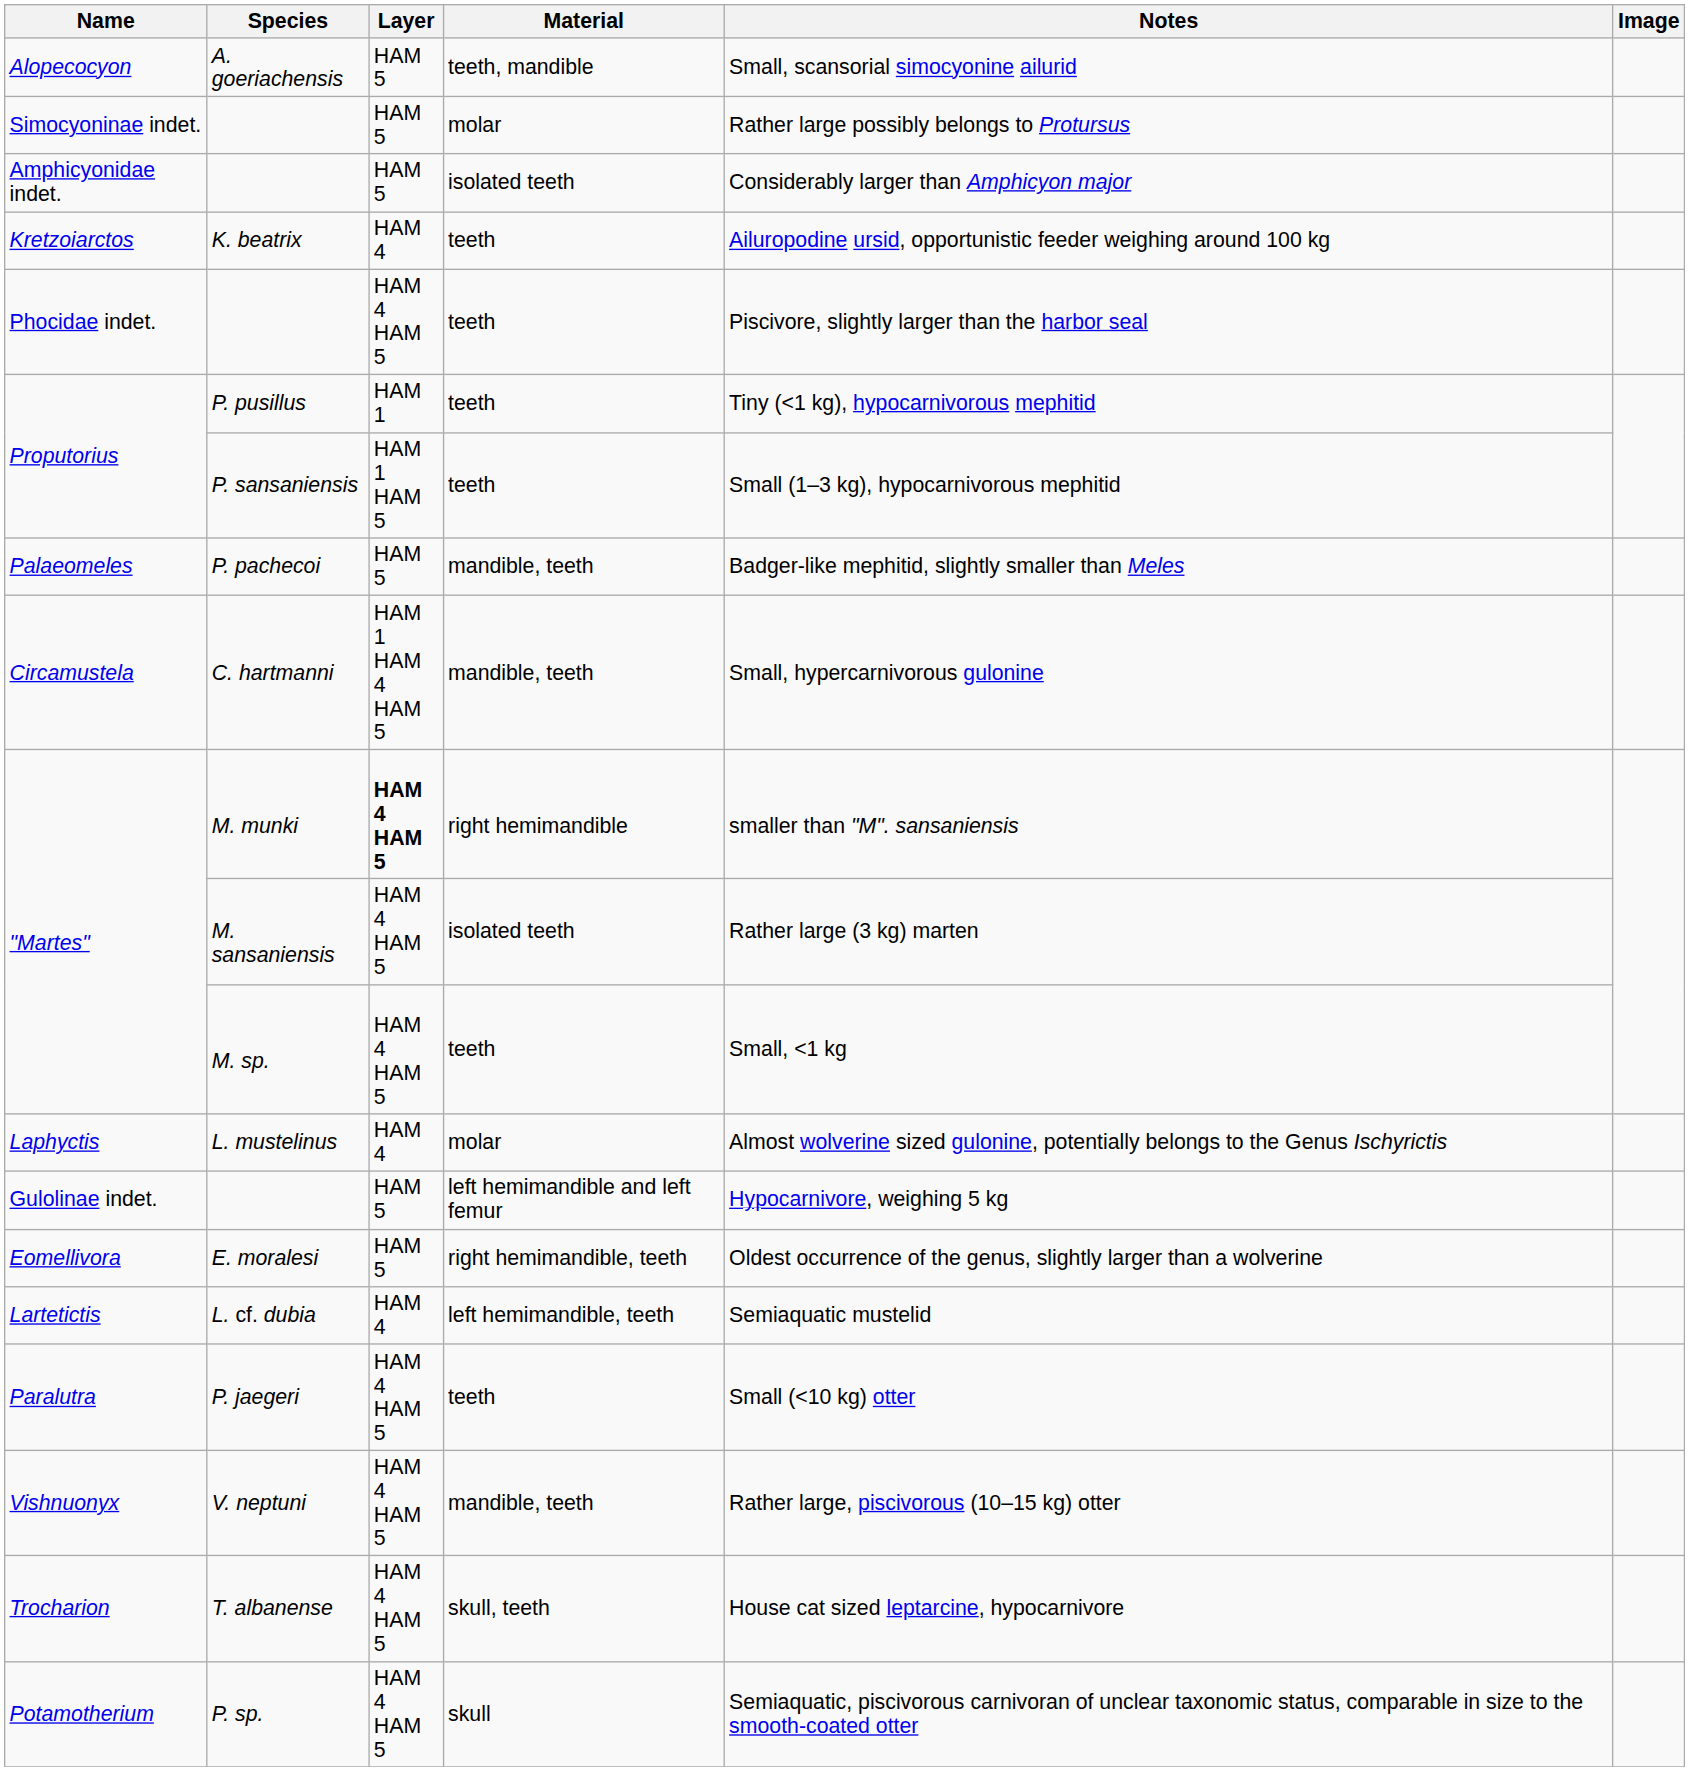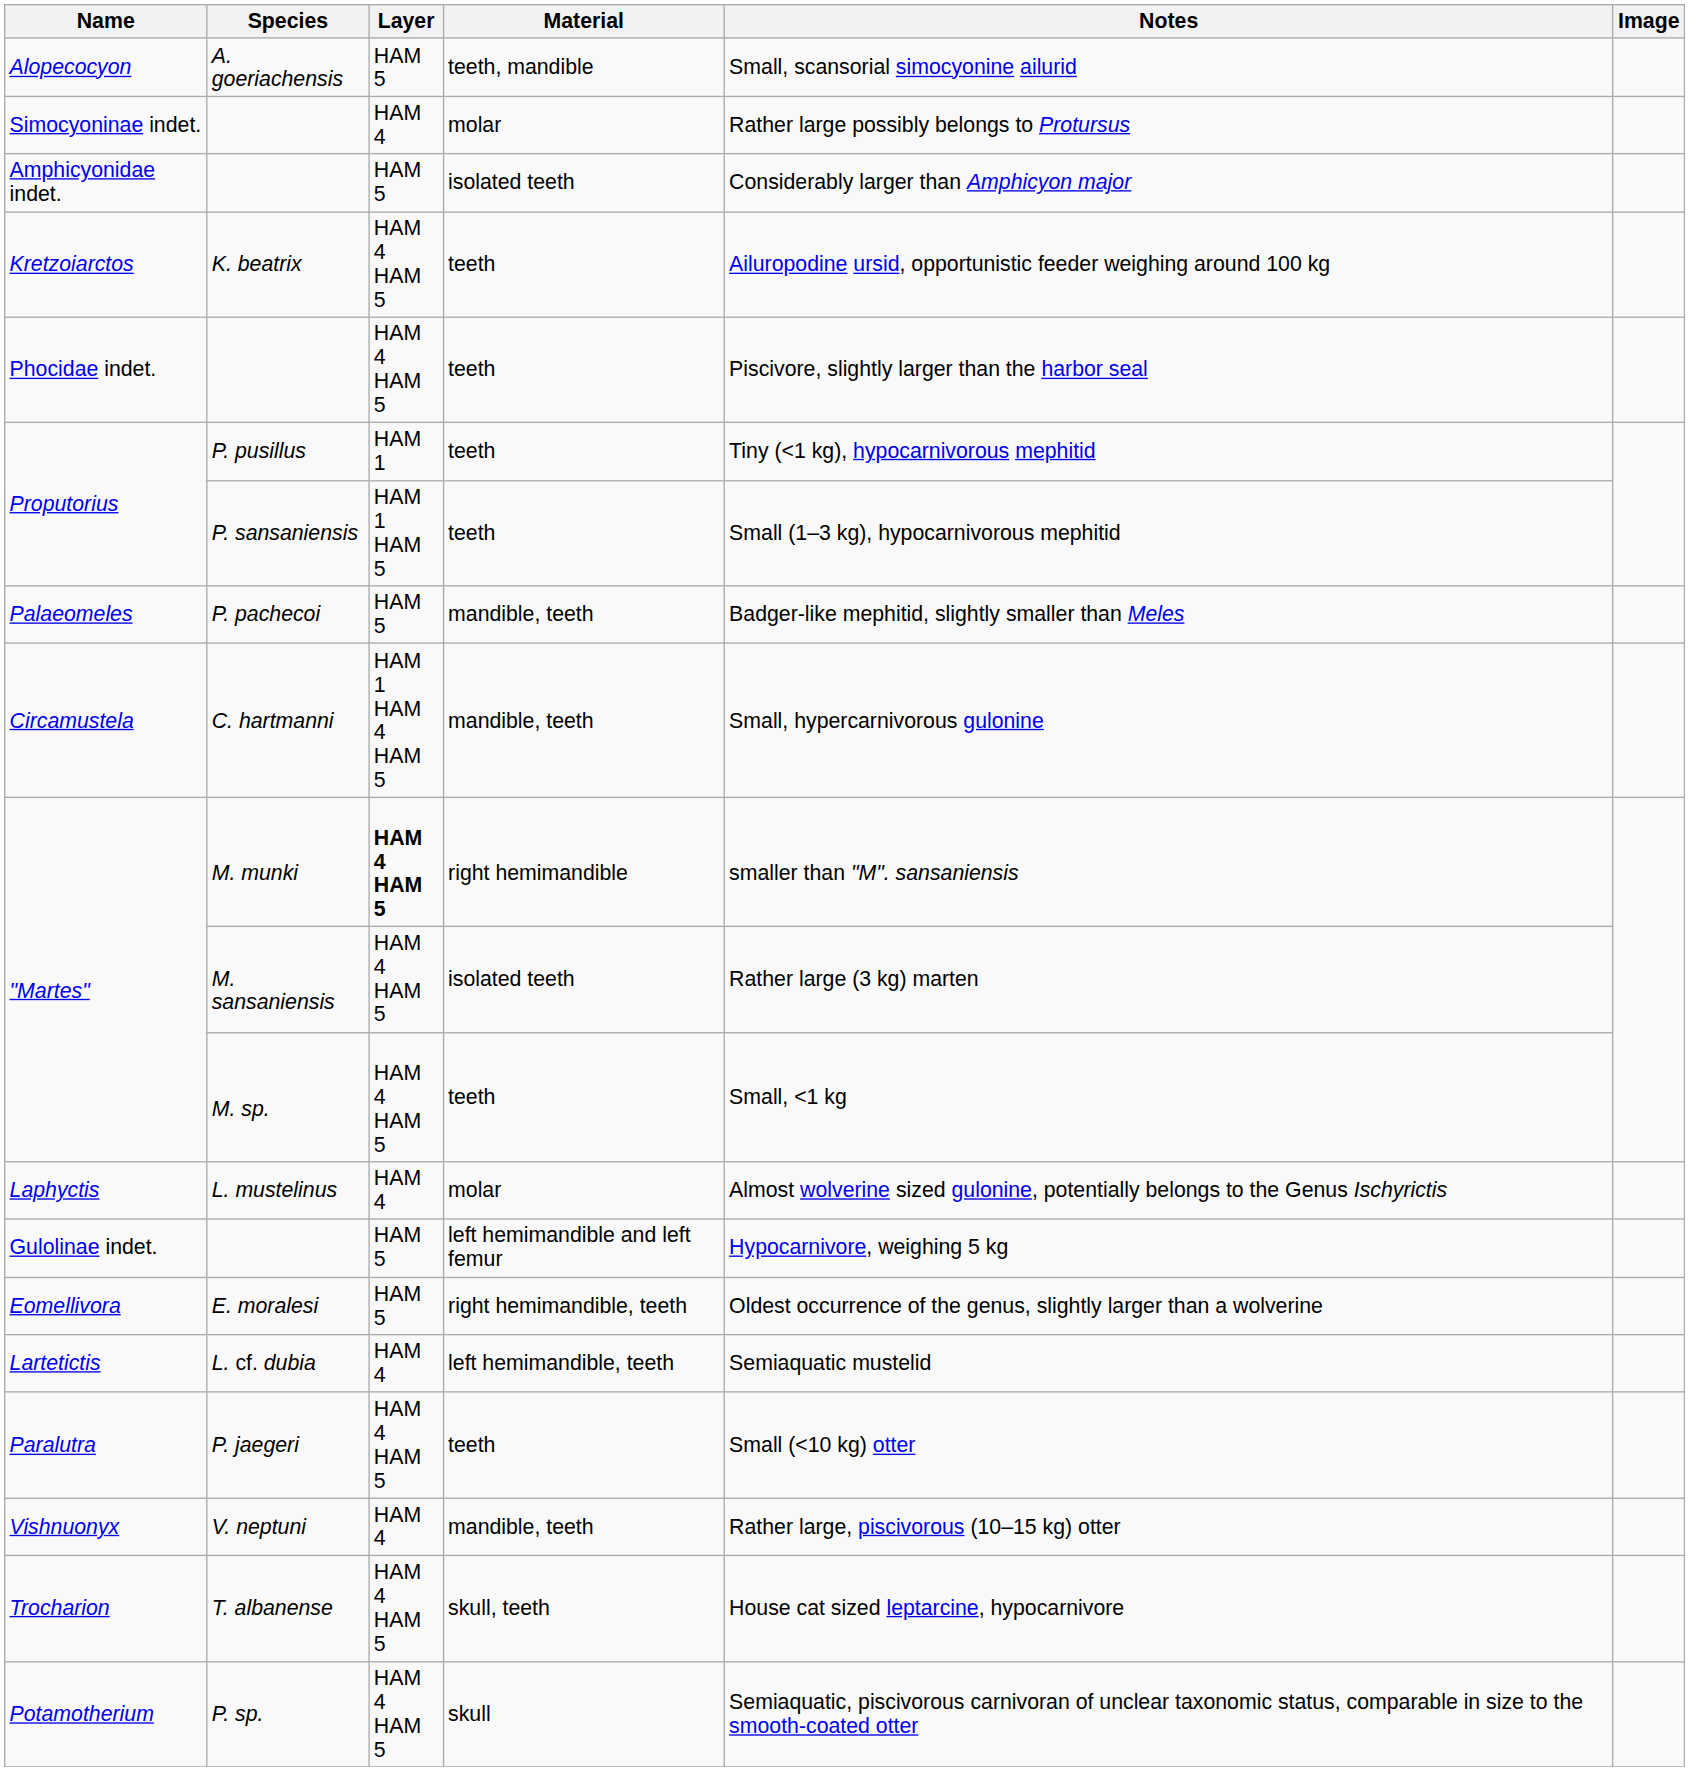(398, 124) HAM 5 -> (398, 124) HAM 4
(398, 240) HAM 4 -> (398, 264) HAM 4 HAM 5
(398, 1502) HAM 4 HAM 5 -> (398, 1526) HAM 4
